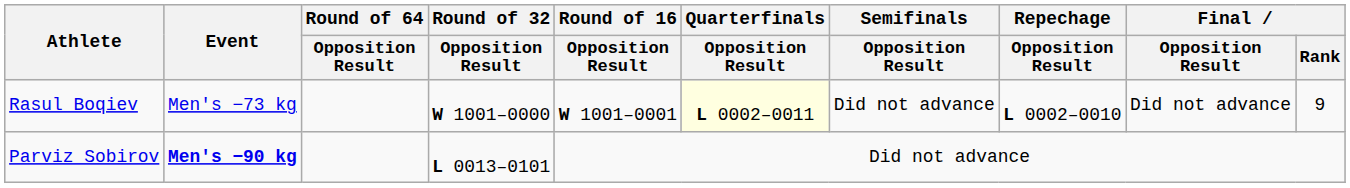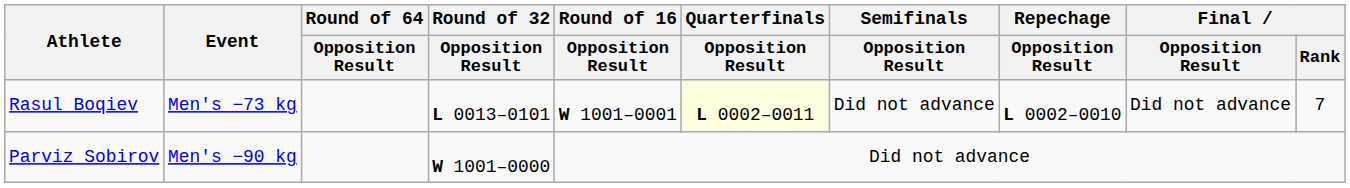(491, 116) W 1001–0000 -> (491, 116) L 0013–0101
(1320, 105) 9 -> (1320, 105) 7
(232, 157) bold -> (232, 157) normal
(491, 168) L 0013–0101 -> (491, 168) W 1001–0000
